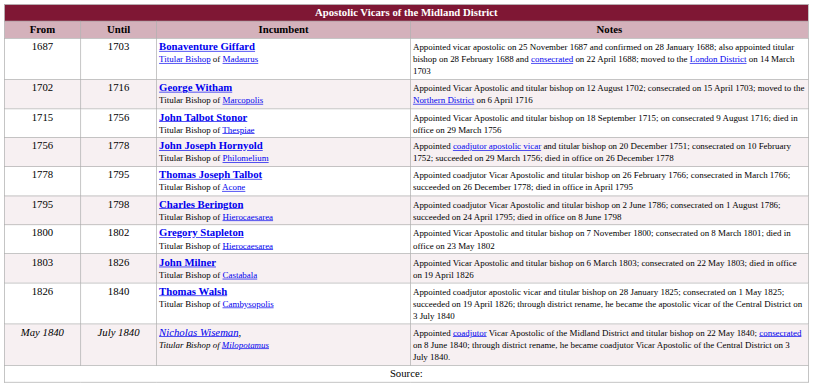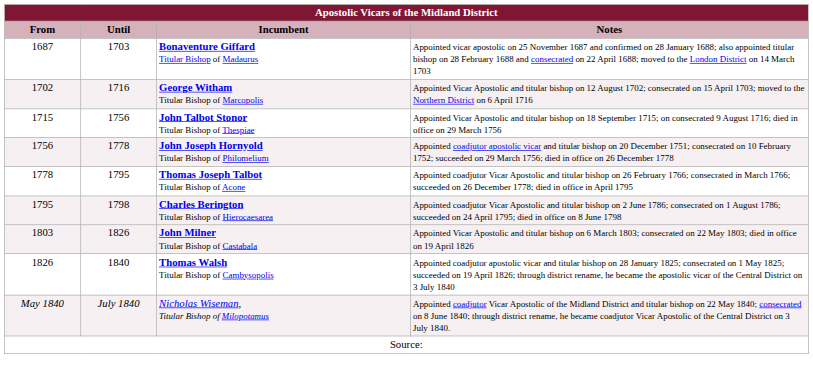- row: (216, 239)
